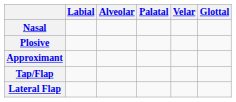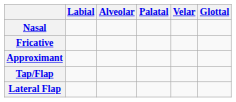- row: (35, 43)
+ row: (35, 43)
